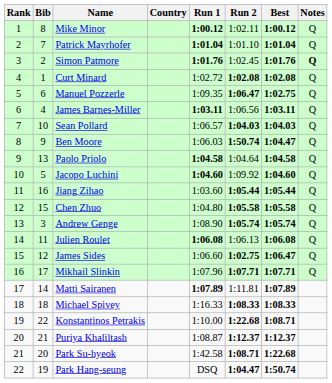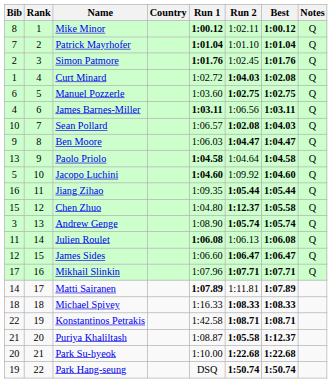columns swapped: (19, 12) <-> (43, 12)
(313, 61) bold -> (313, 61) normal
(243, 77) 1:02.08 -> (243, 77) 1:04.03
(207, 93) 1:09.35 -> (207, 93) 1:03.60
(243, 93) 1:06.47 -> (243, 93) 1:02.75
(243, 126) 1:04.03 -> (243, 126) 1:02.08
(243, 142) 1:50.74 -> (243, 142) 1:04.47
(207, 191) 1:03.60 -> (207, 191) 1:09.35
(243, 207) 1:05.58 -> (243, 207) 1:12.37
(243, 256) 1:02.75 -> (243, 256) 1:06.47
(207, 321) 1:10.00 -> (207, 321) 1:42.58
(243, 321) 1:22.68 -> (243, 321) 1:08.71
(243, 337) 1:12.37 -> (243, 337) 1:05.58
(207, 353) 1:42.58 -> (207, 353) 1:10.00
(243, 353) 1:08.71 -> (243, 353) 1:22.68
(243, 369) 1:04.47 -> (243, 369) 1:50.74
